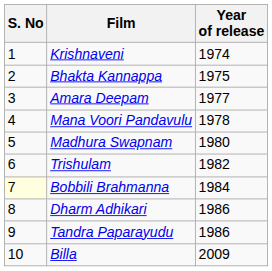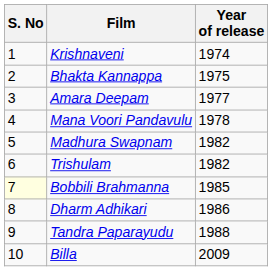(214, 143) 1980 -> (214, 143) 1982
(214, 187) 1984 -> (214, 187) 1985
(214, 232) 1986 -> (214, 232) 1988
